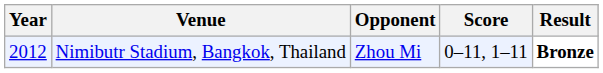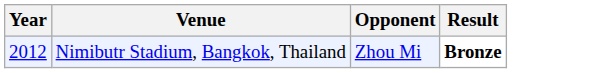- column: (486, 20)
